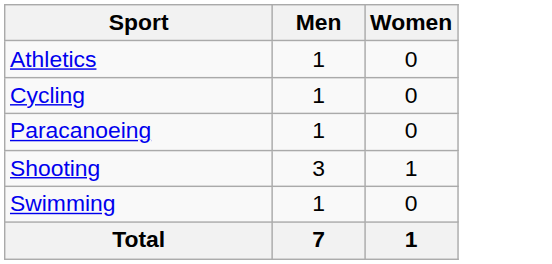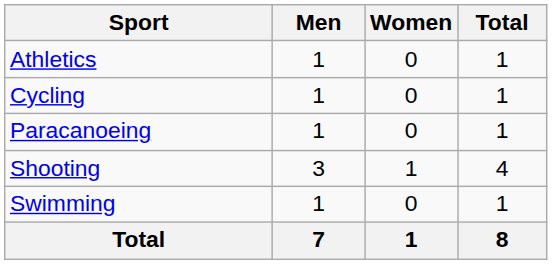+ column: (502, 22)
